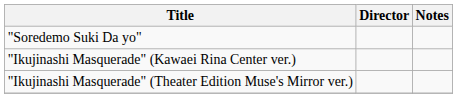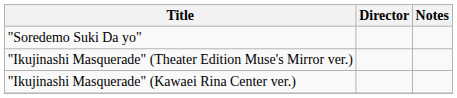rows swapped: (152, 59) <-> (180, 81)
